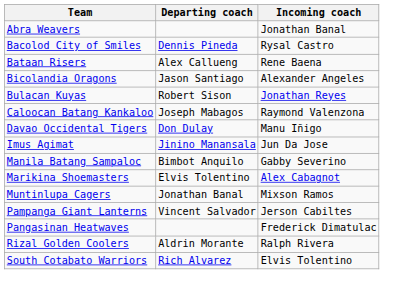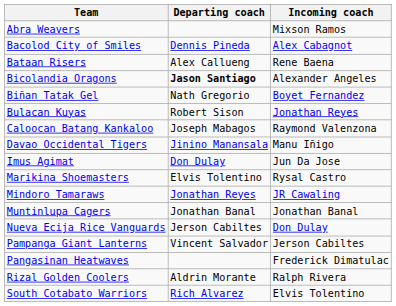(303, 29) Jonathan Banal -> (309, 29) Mixson Ramos
(297, 46) Rysal Castro -> (313, 46) Alex Cabagnot
(201, 79) normal -> (213, 79) bold
+ row: (53, 95)
(186, 128) Don Dulay -> (219, 145) Jinino Manansala
(207, 145) Jinino Manansala -> (198, 161) Don Dulay
- row: (74, 161)
(300, 178) Alex Cabagnot -> (309, 178) Rysal Castro
+ row: (56, 194)
(297, 194) Mixson Ramos -> (316, 211) Jonathan Banal
+ row: (86, 227)
